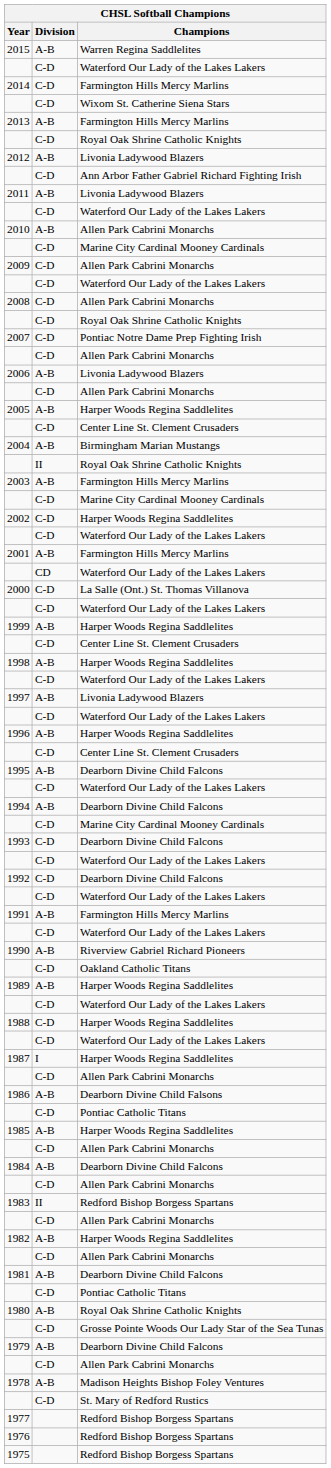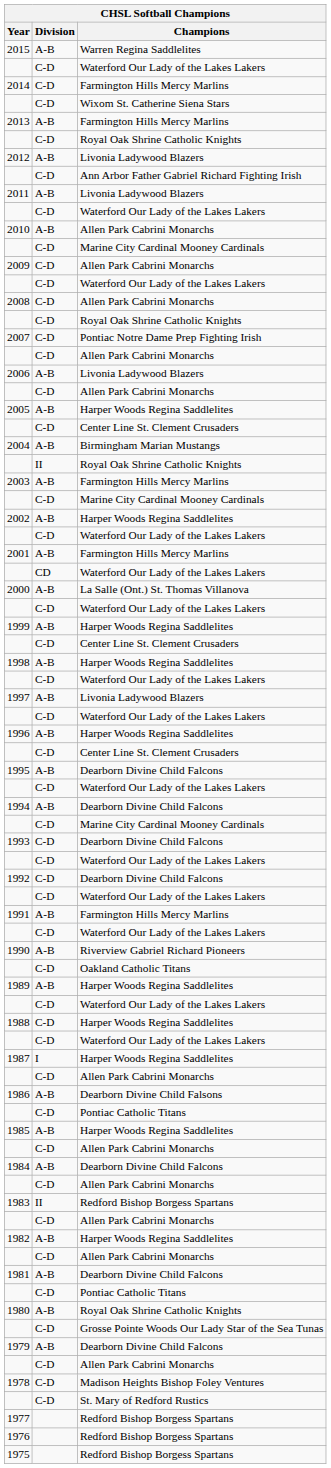(45, 517) C-D -> (45, 517) A-B
(45, 590) C-D -> (45, 590) A-B
(45, 1382) A-B -> (45, 1382) C-D
